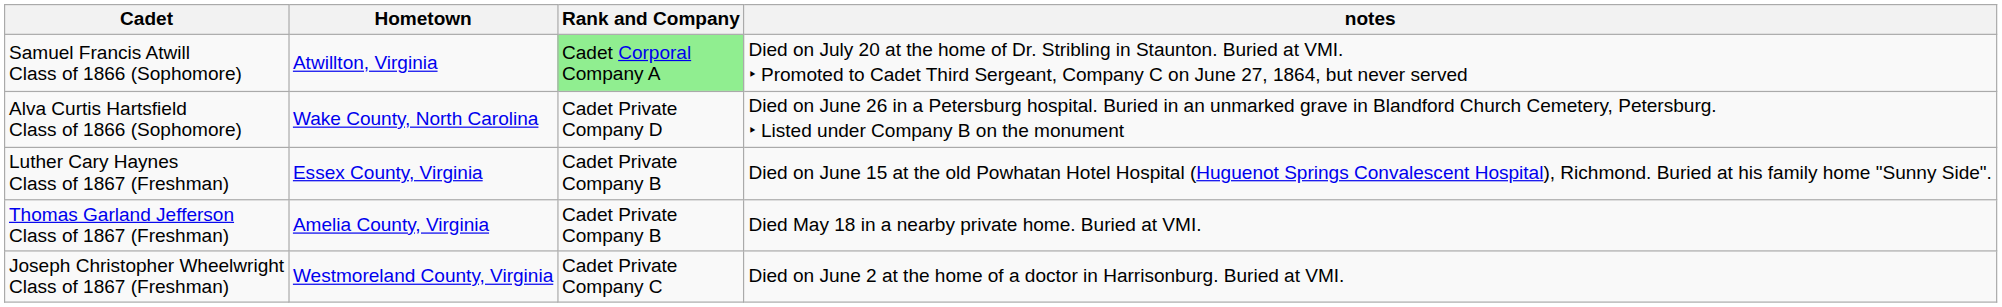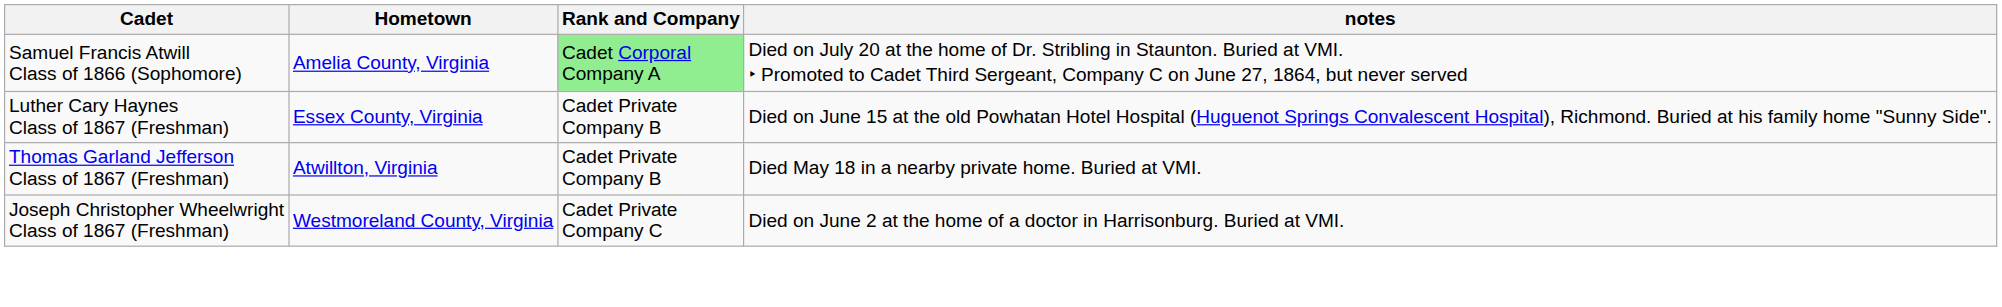(365, 62) Atwillton, Virginia -> (391, 62) Amelia County, Virginia
- row: (125, 119)
(391, 224) Amelia County, Virginia -> (365, 168) Atwillton, Virginia
